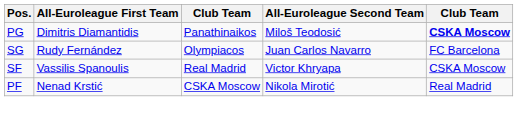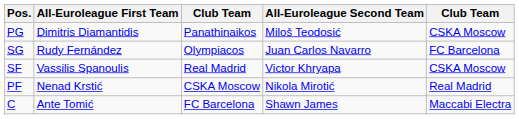(470, 31) bold -> (467, 31) normal
+ row: (11, 104)
